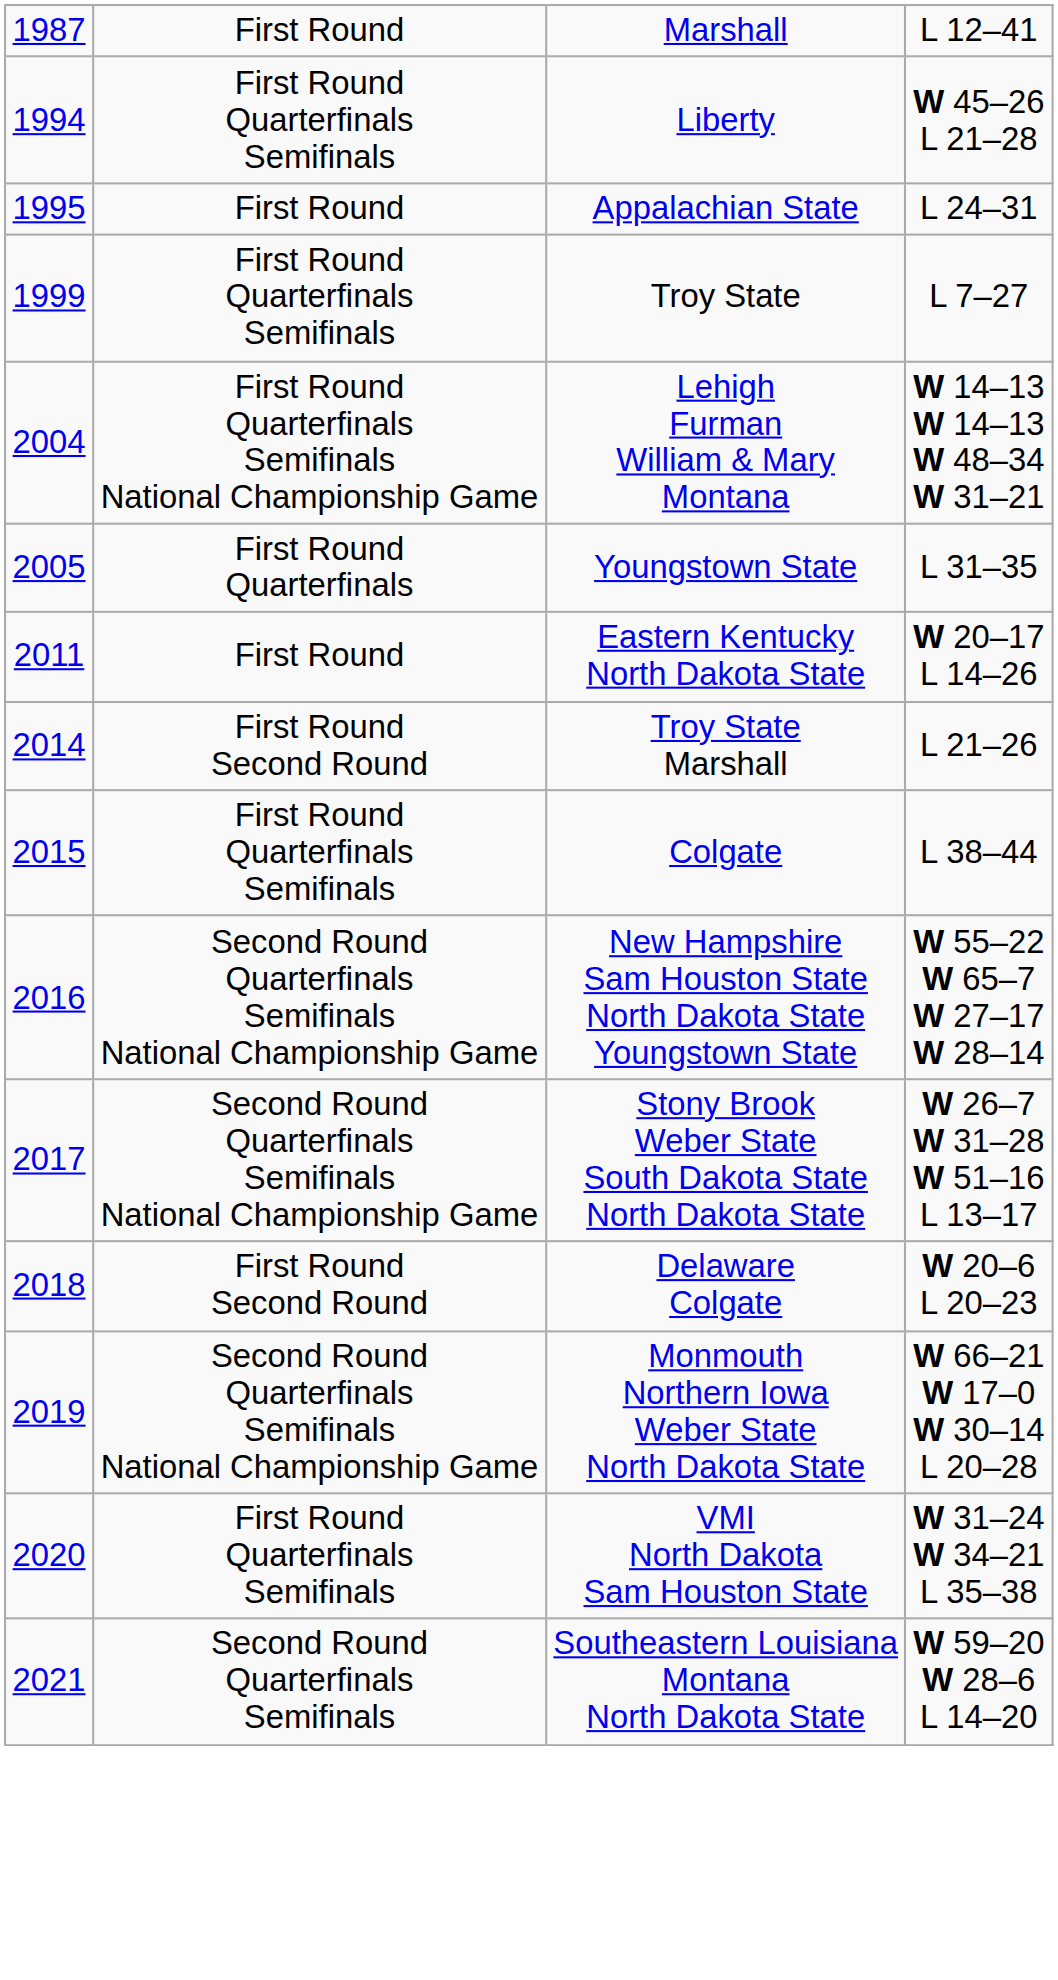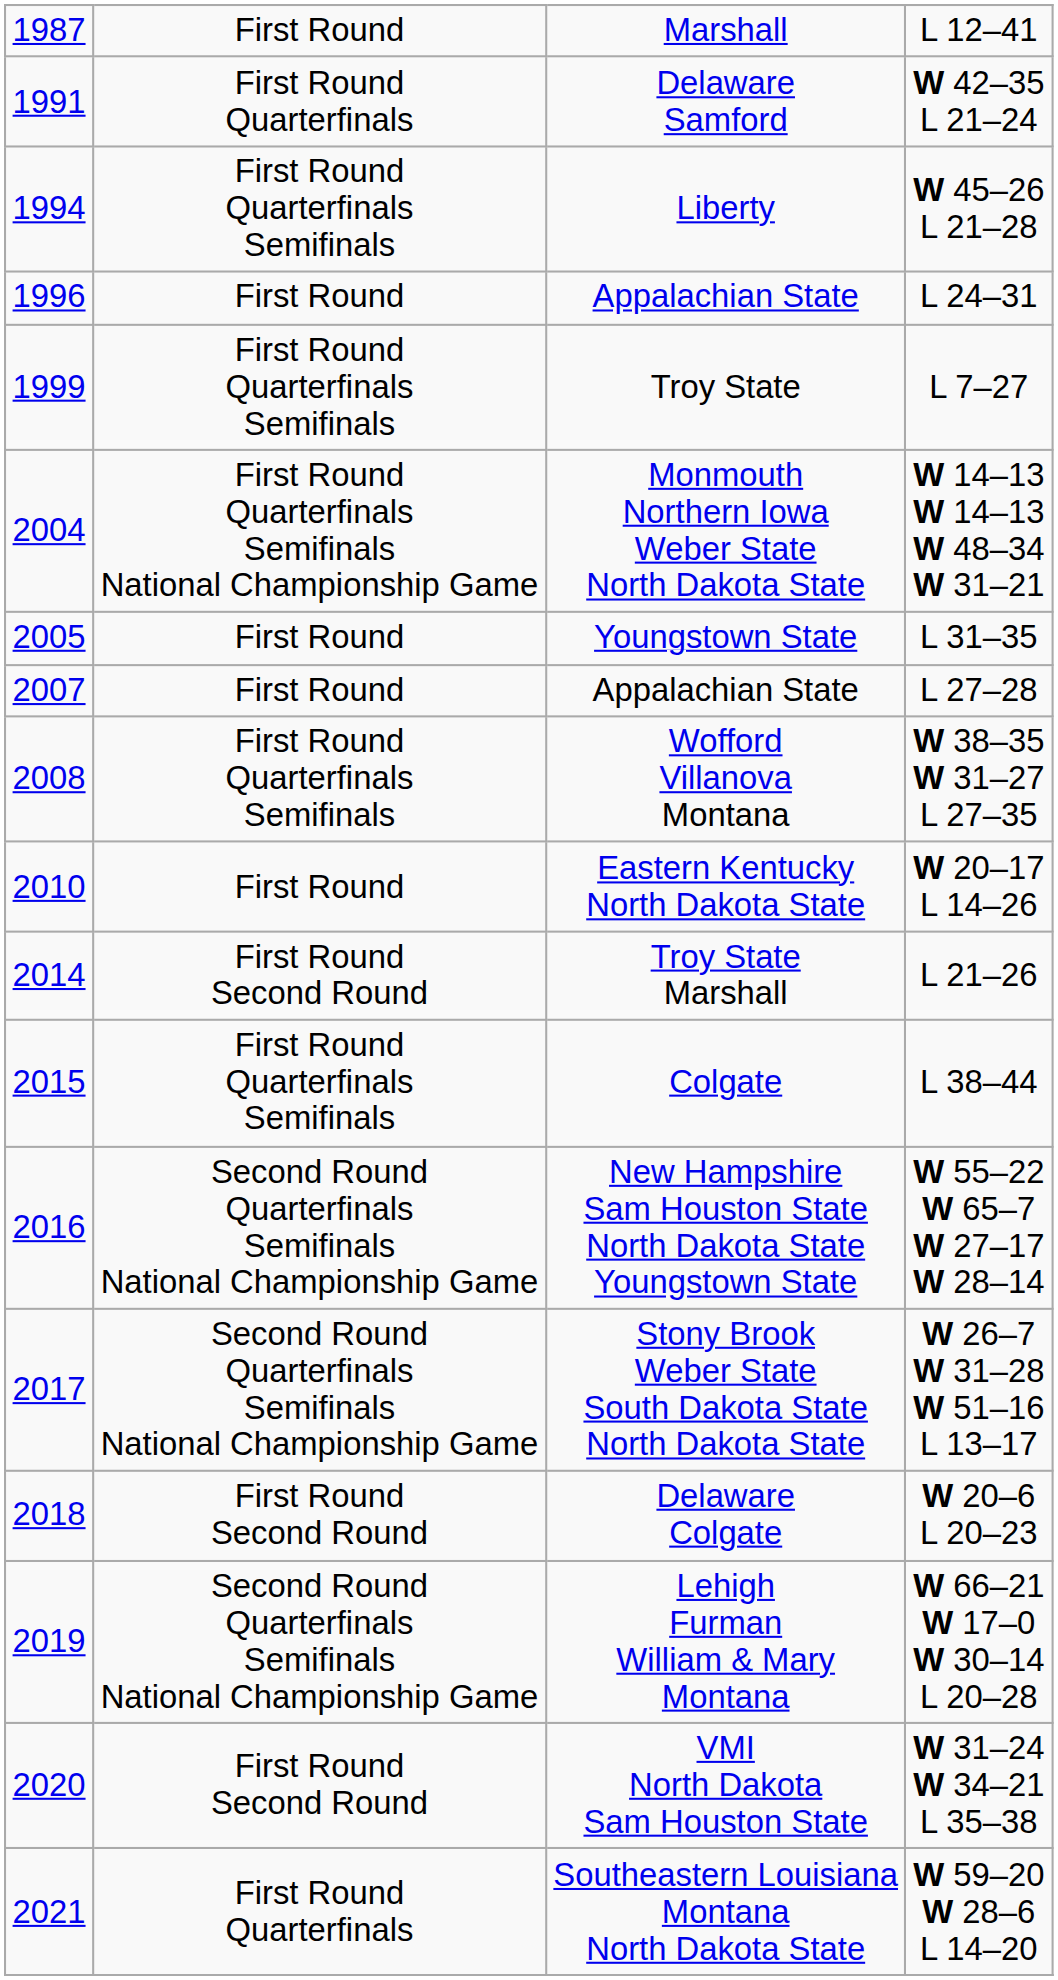+ row: (979, 100)
(49, 208) 1995 -> (49, 297) 1996
(726, 441) Lehigh Furman William & Mary Montana -> (726, 530) Monmouth Northern Iowa Weber State North Dakota State
(319, 567) First Round Quarterfinals -> (319, 637) First Round
+ row: (979, 689)
+ row: (979, 778)
(49, 656) 2011 -> (49, 886) 2010
(726, 1411) Monmouth Northern Iowa Weber State North Dakota State -> (726, 1641) Lehigh Furman William & Mary Montana
(319, 1555) First Round Quarterfinals Semifinals -> (319, 1785) First Round Second Round
(319, 1681) Second Round Quarterfinals Semifinals -> (319, 1911) First Round Quarterfinals
